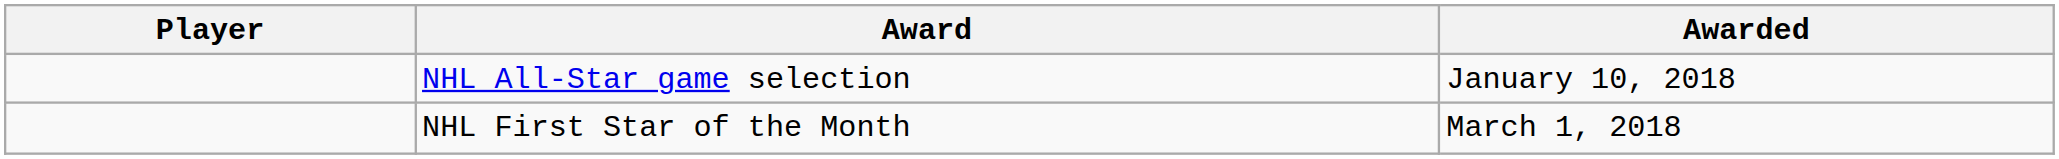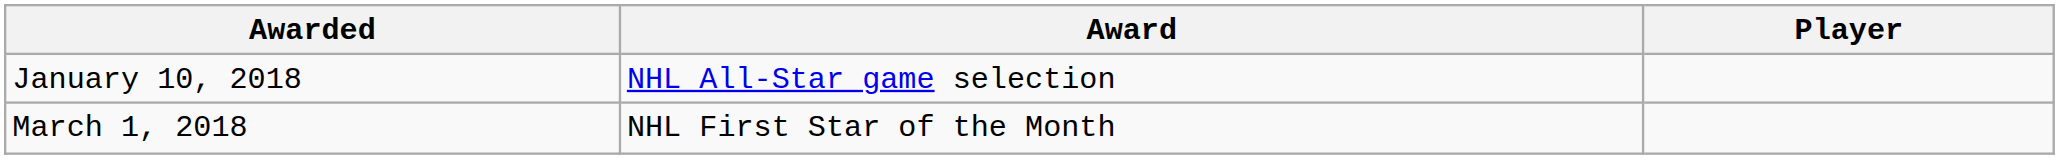columns swapped: (210, 30) <-> (1746, 30)
